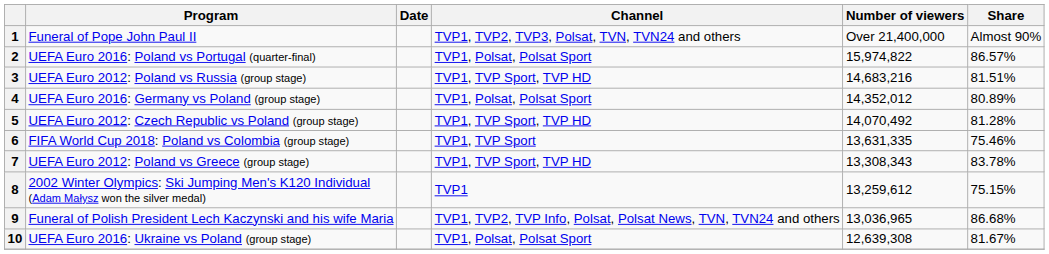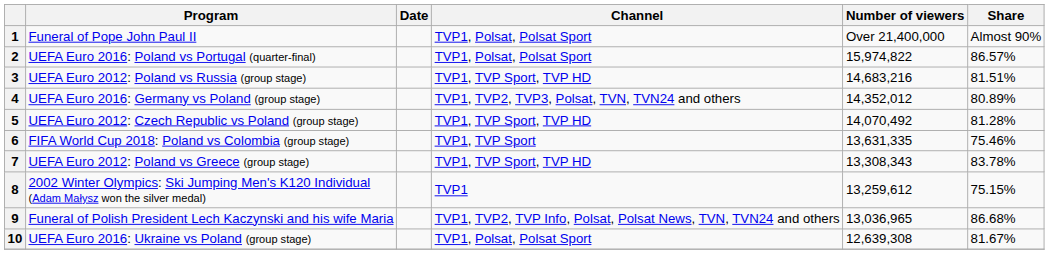(588, 36) TVP1, TVP2, TVP3, Polsat, TVN, TVN24 and others -> (513, 36) TVP1, Polsat, Polsat Sport
(513, 99) TVP1, Polsat, Polsat Sport -> (588, 99) TVP1, TVP2, TVP3, Polsat, TVN, TVN24 and others
